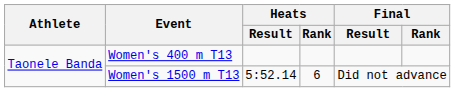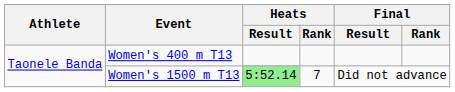(271, 76) no background -> (271, 76) lightgreen background
(317, 76) 6 -> (317, 76) 7
